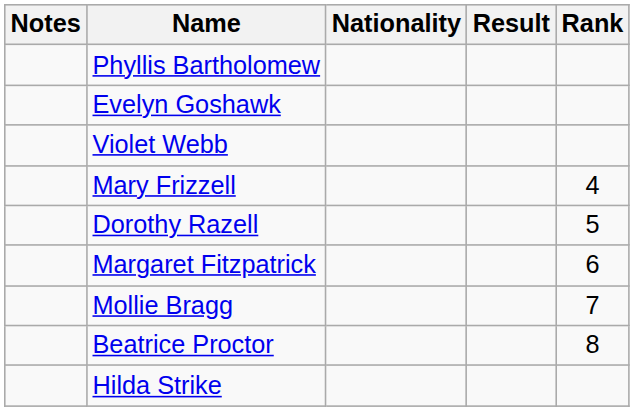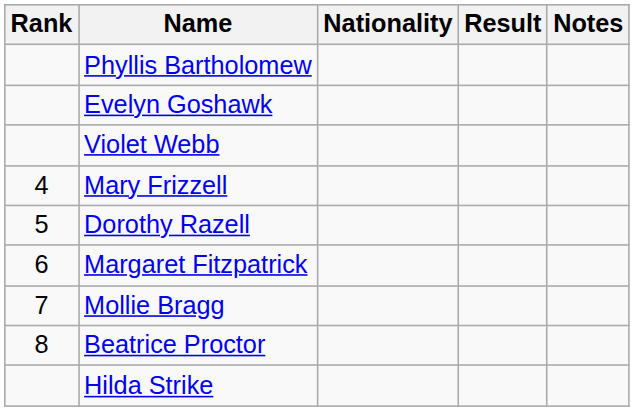columns swapped: (593, 24) <-> (46, 24)
